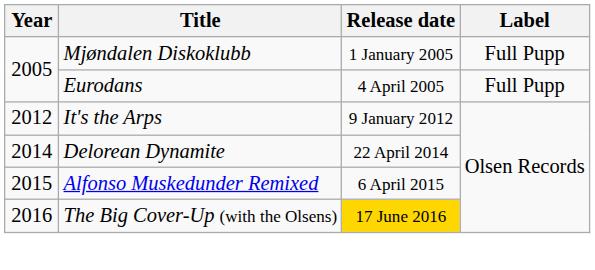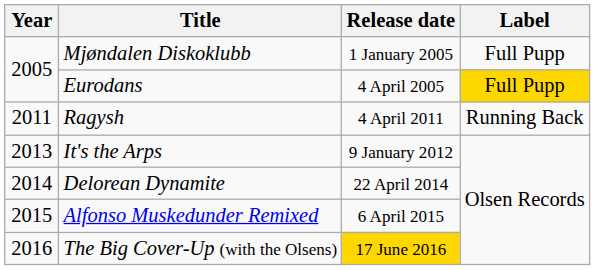(525, 85) no background -> (525, 85) gold background
+ row: (94, 118)
(32, 118) 2012 -> (32, 150) 2013
